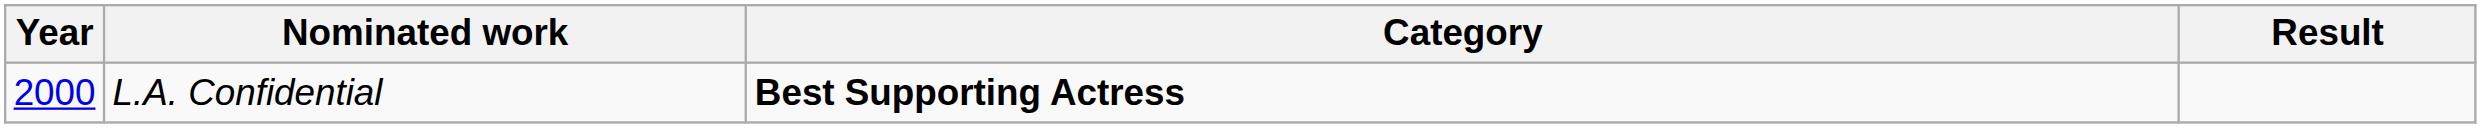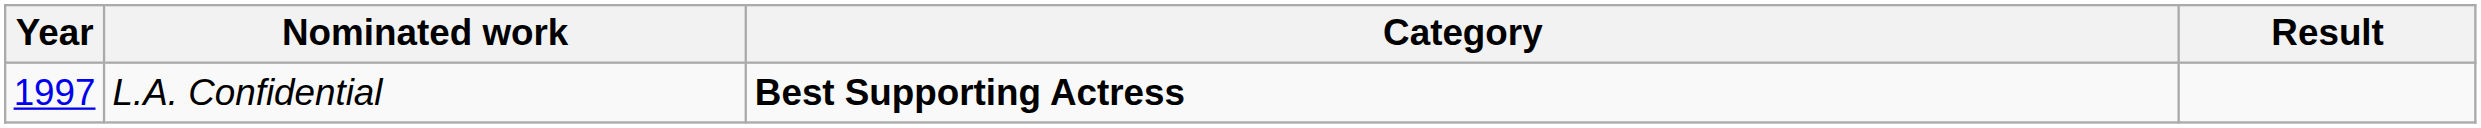(55, 92) 2000 -> (55, 92) 1997
